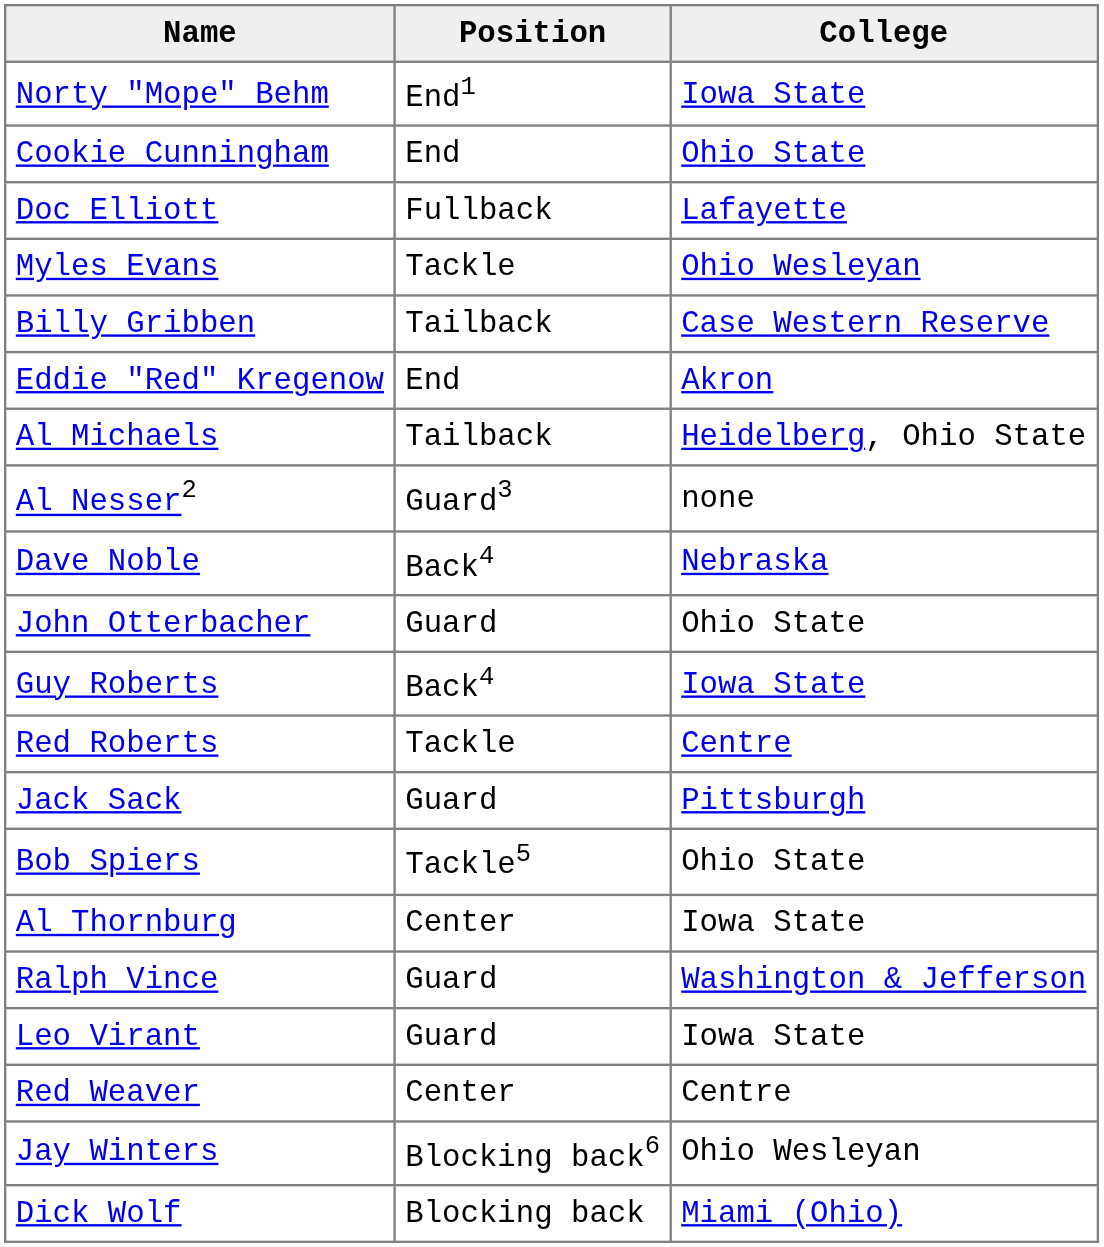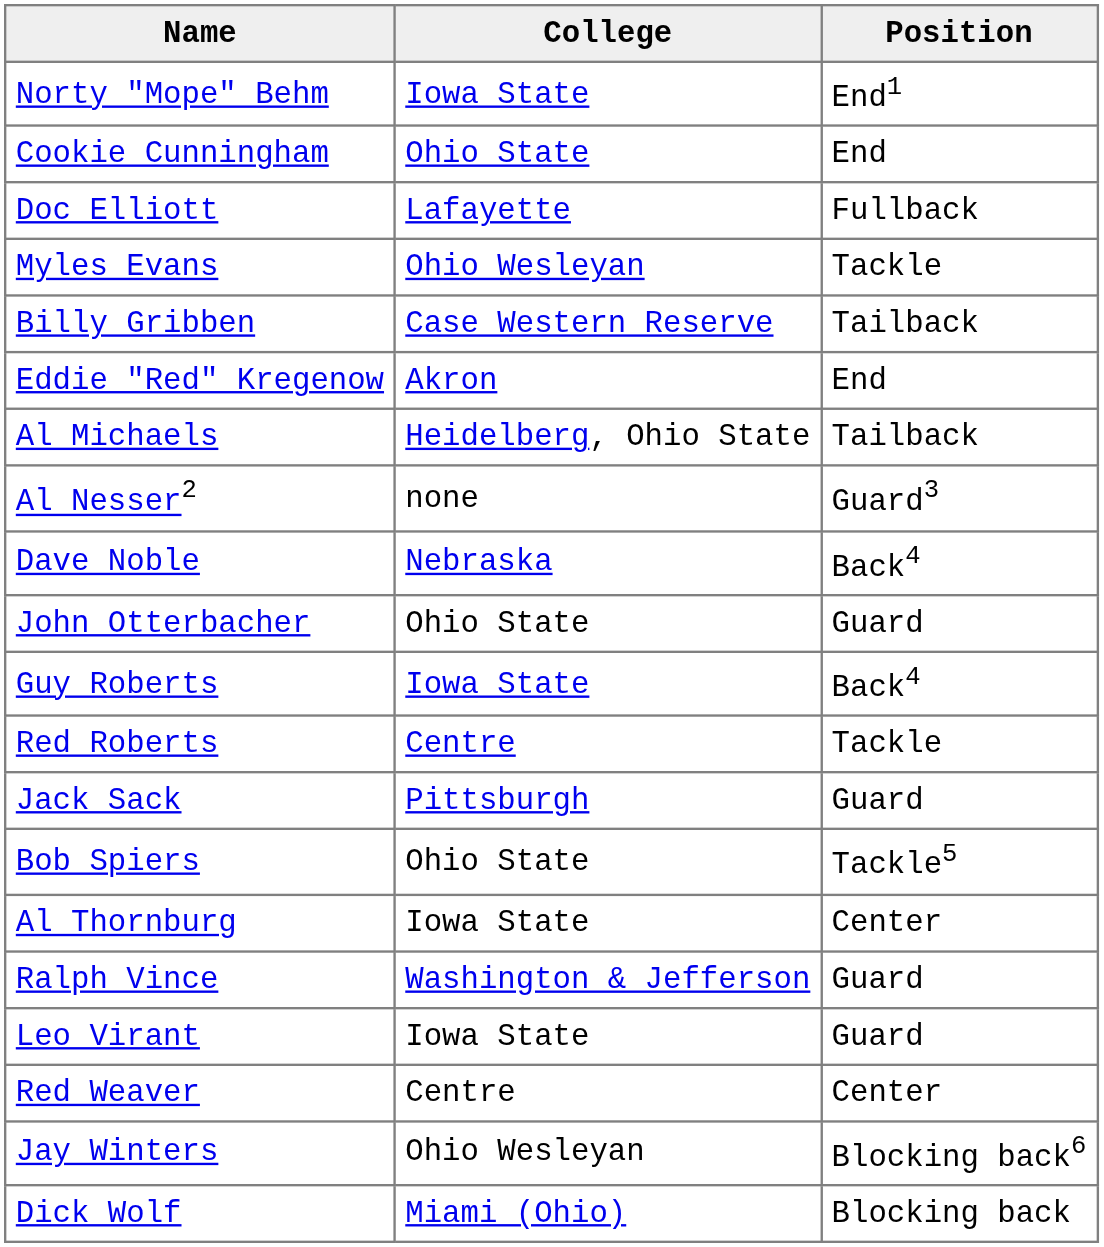columns swapped: (533, 33) <-> (884, 33)
